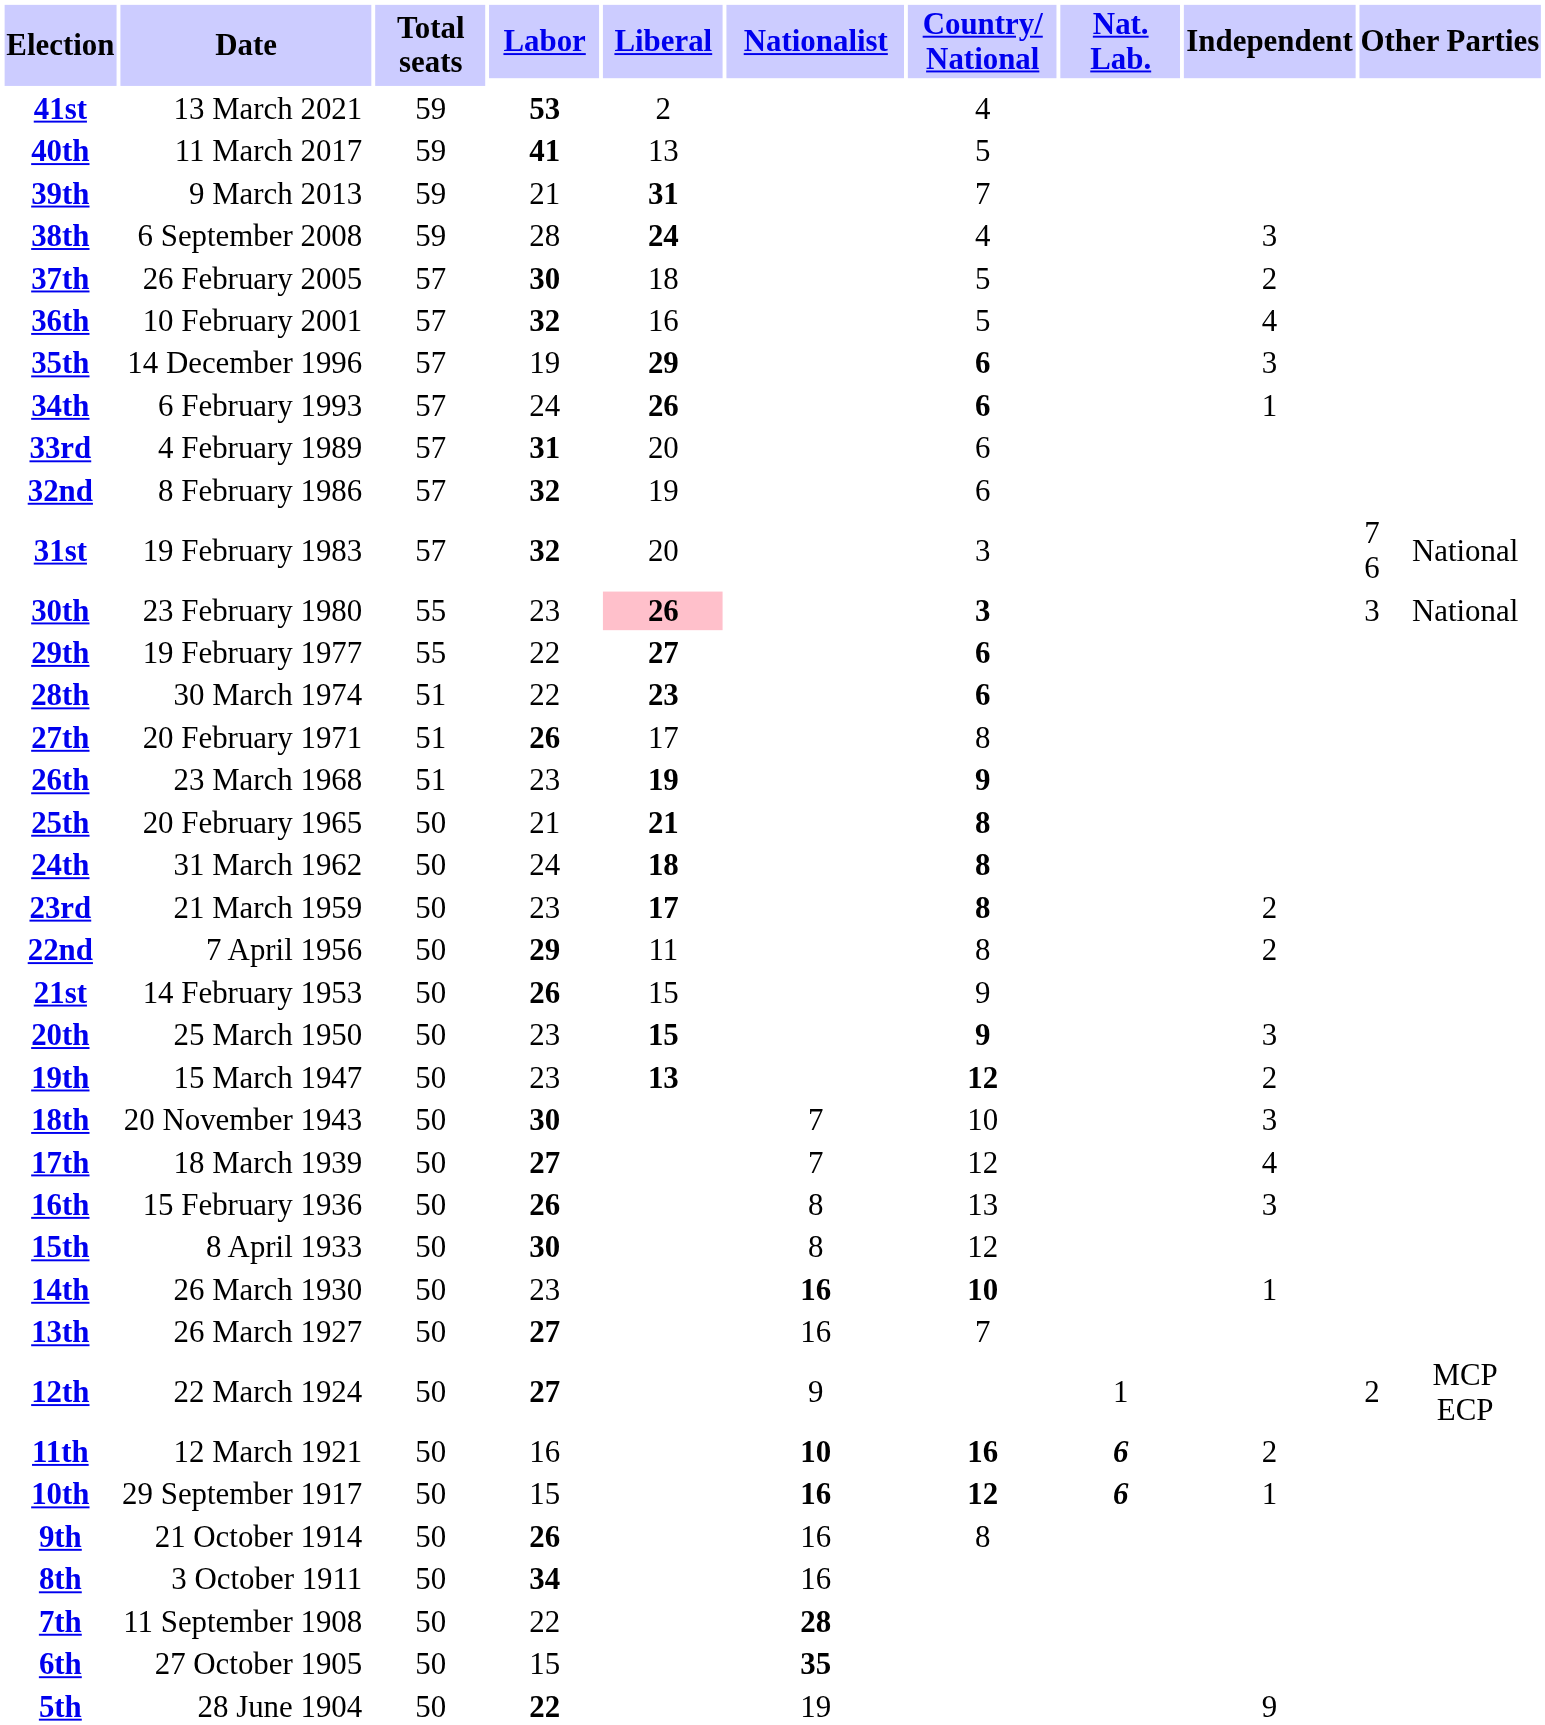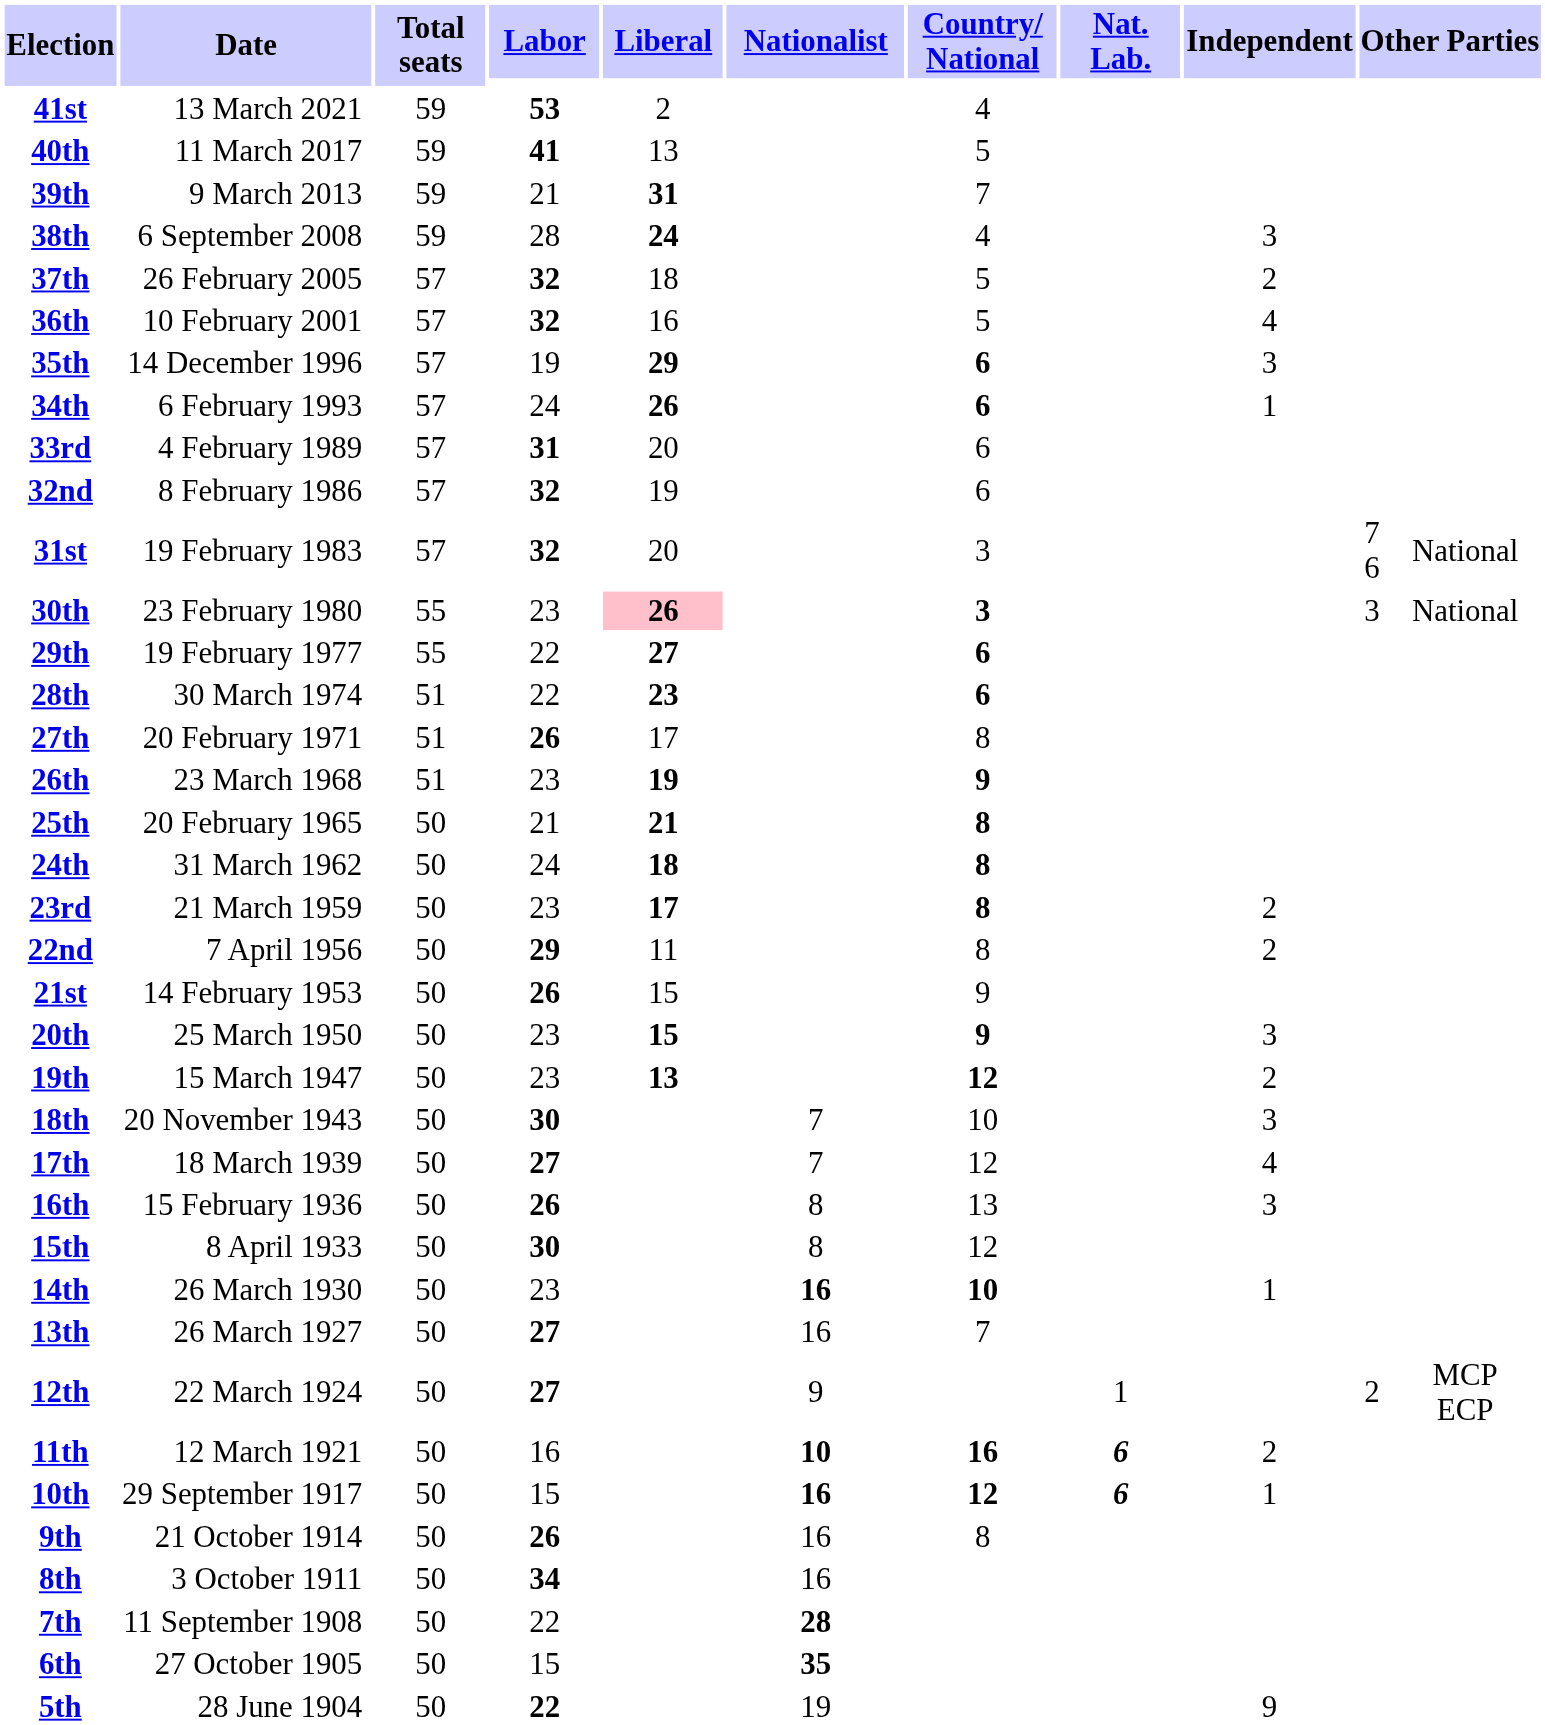(545, 278) 30 -> (545, 278) 32
